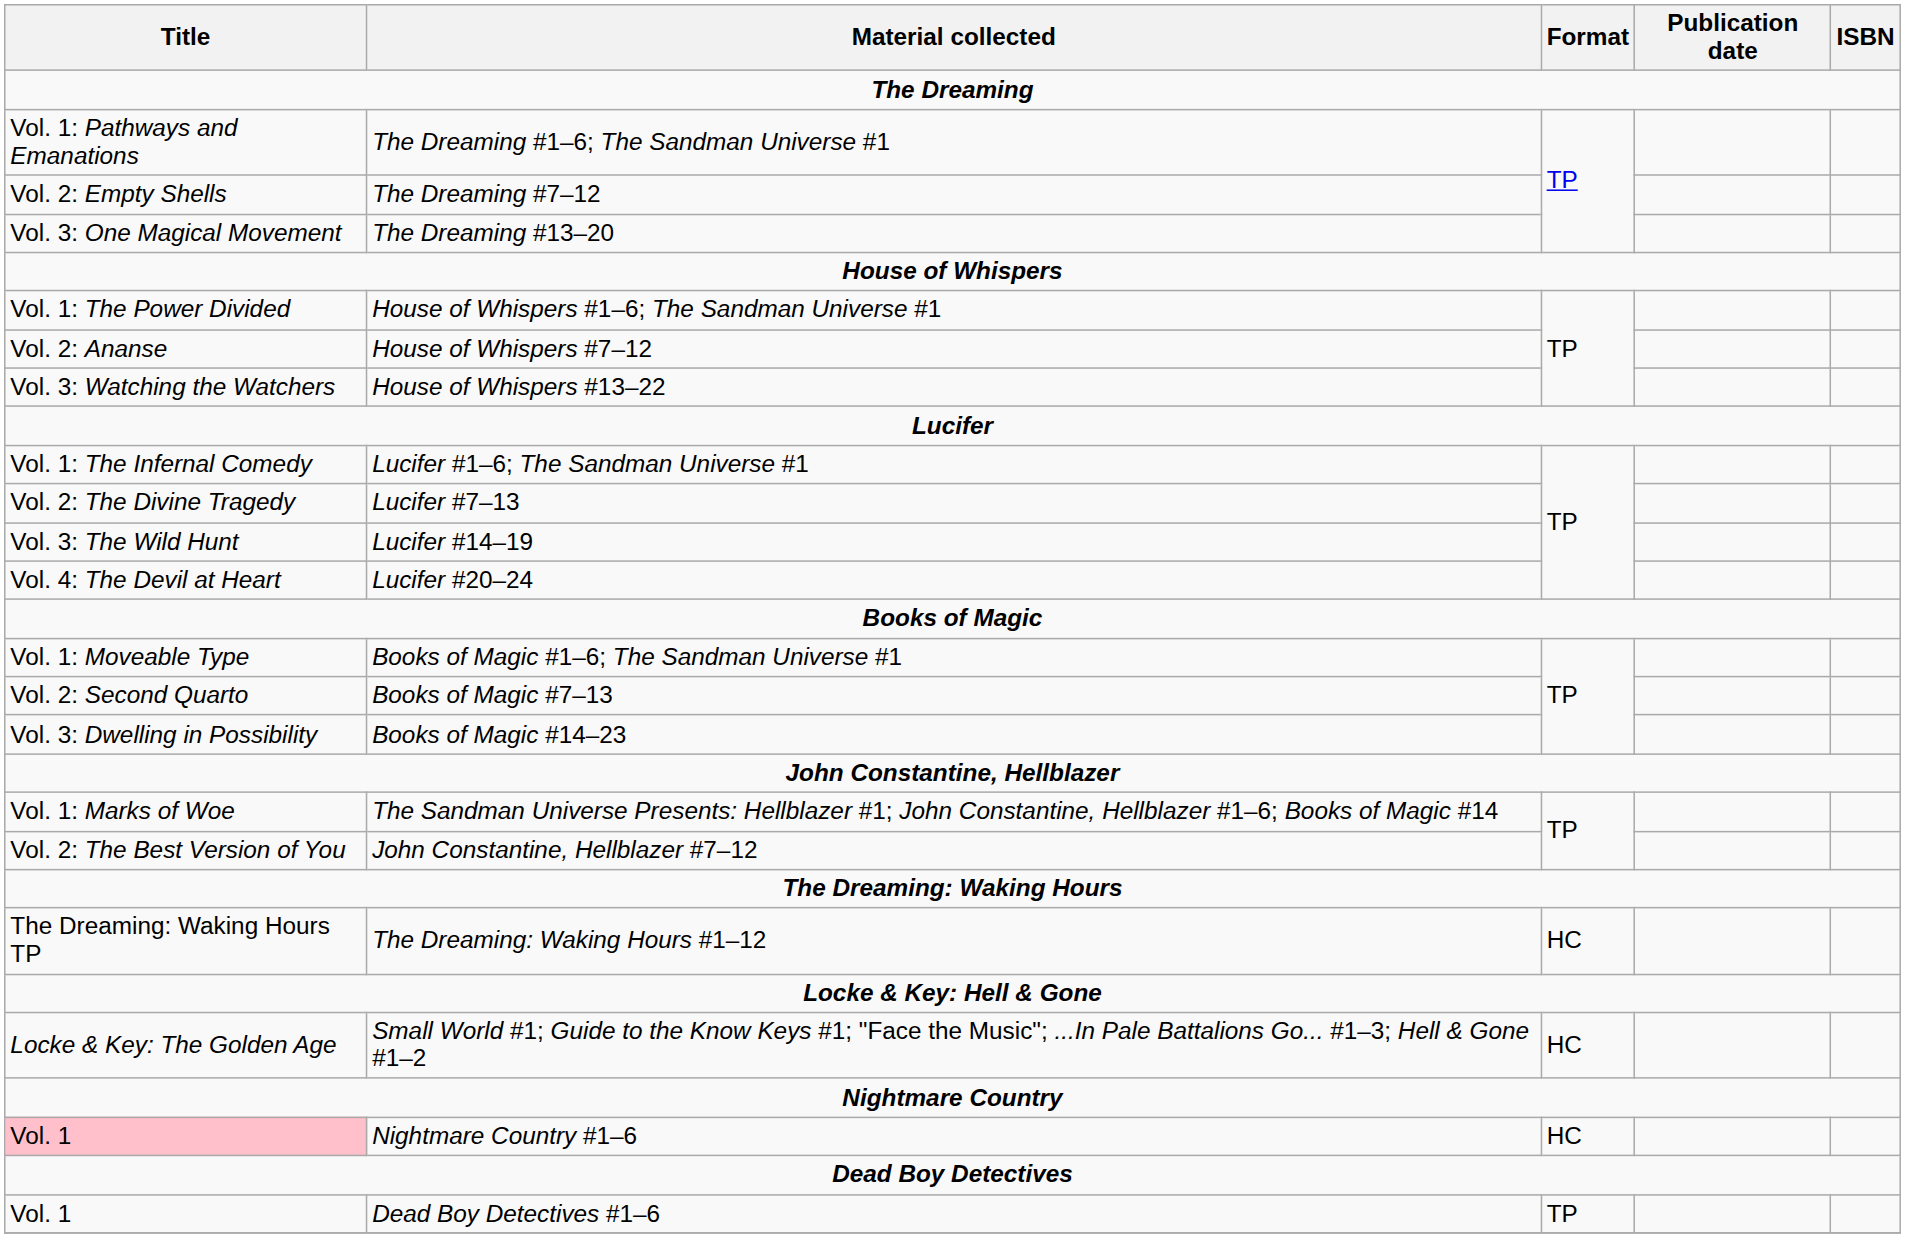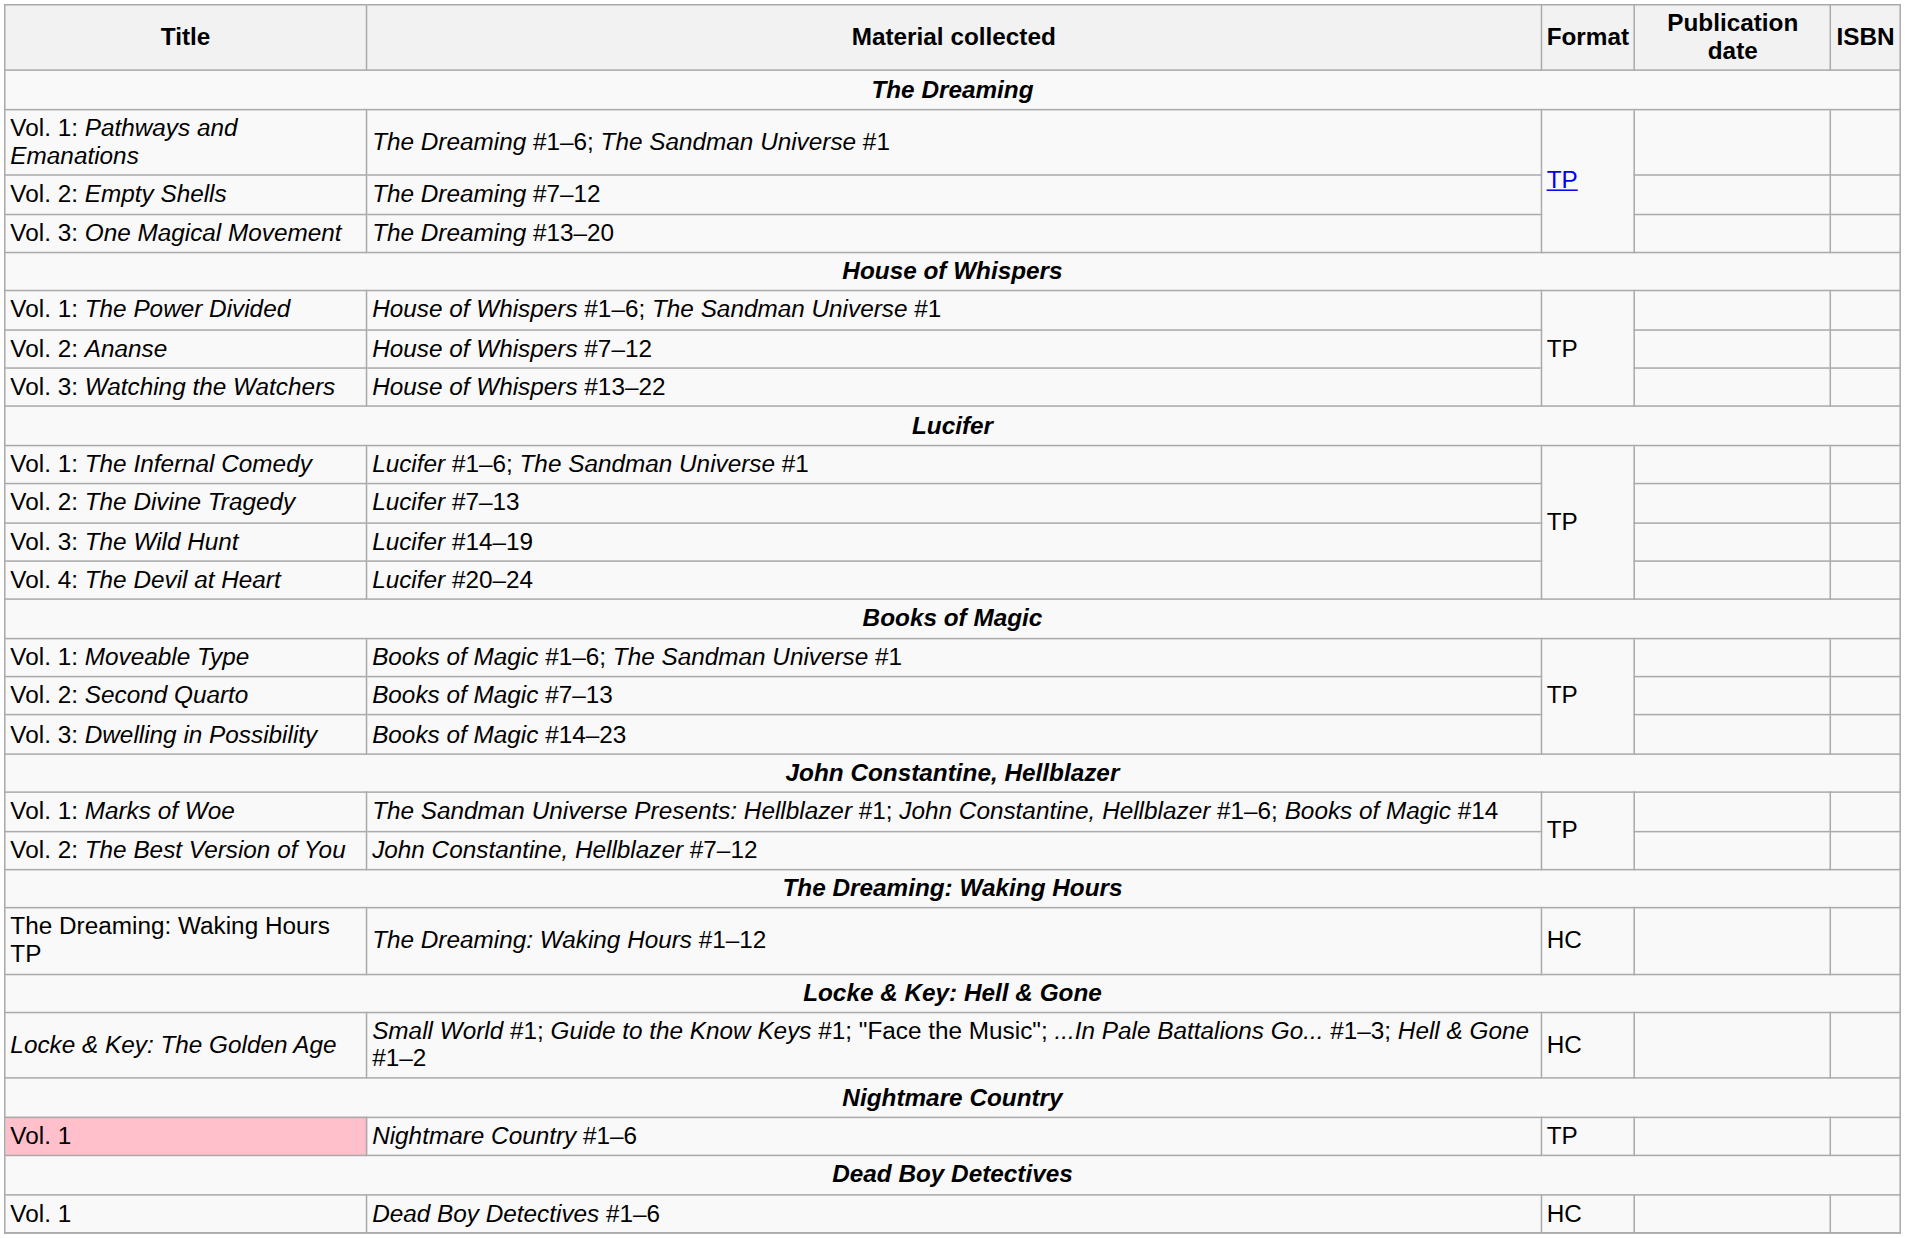(1564, 1136) HC -> (1562, 1136) TP
(1562, 1213) TP -> (1564, 1213) HC
